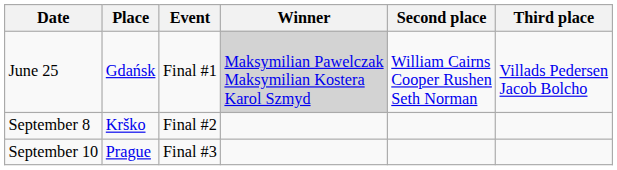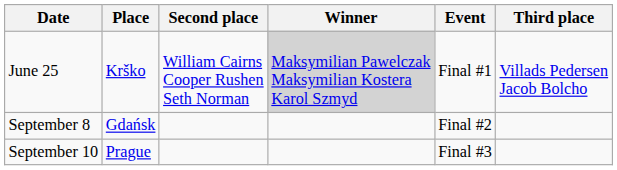columns swapped: (190, 17) <-> (442, 17)
(131, 71) Gdańsk -> (126, 71) Krško
(126, 125) Krško -> (131, 125) Gdańsk
